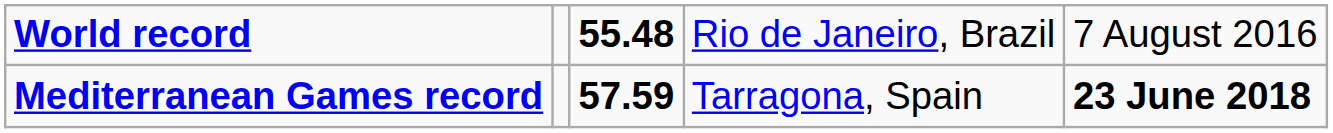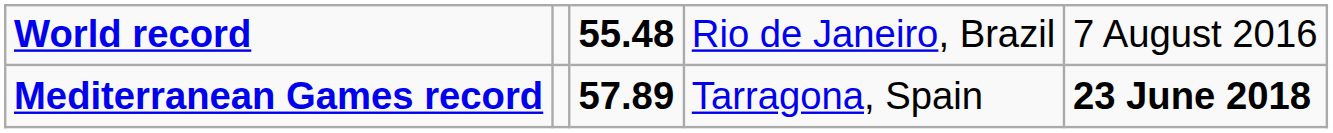(626, 95) 57.59 -> (626, 95) 57.89
